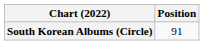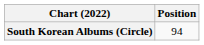(177, 31) 91 -> (177, 31) 94
